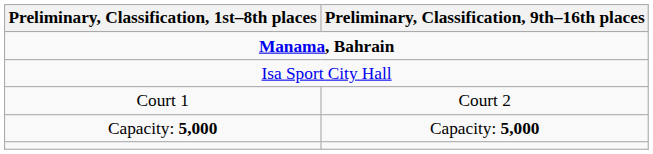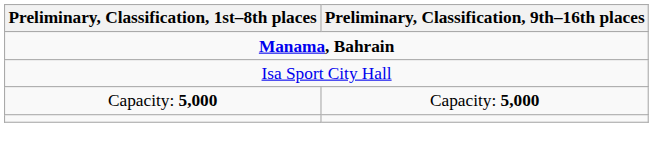- row: (163, 100)
